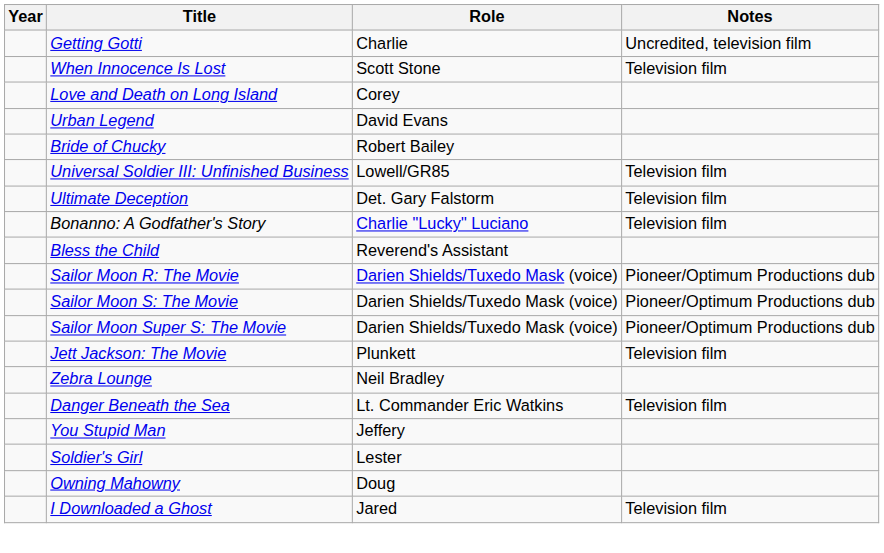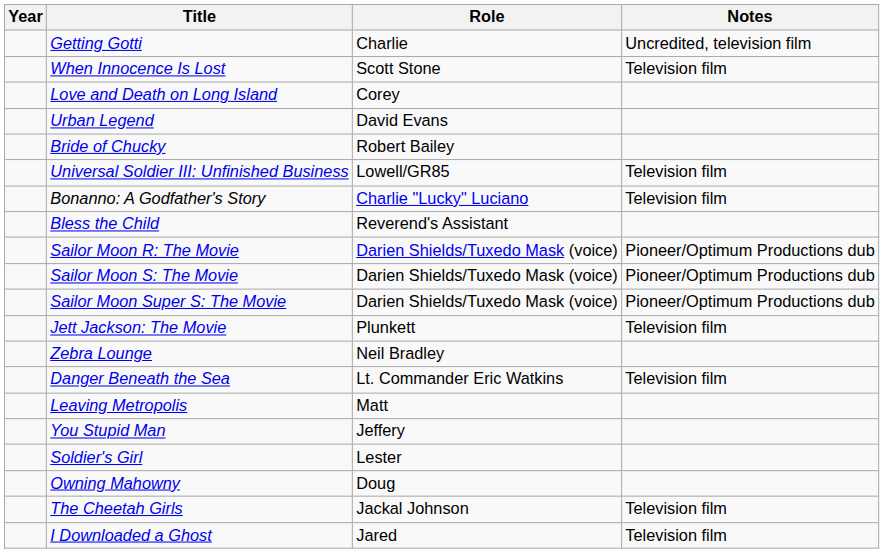- row: (119, 198)
+ row: (119, 405)
+ row: (117, 509)
